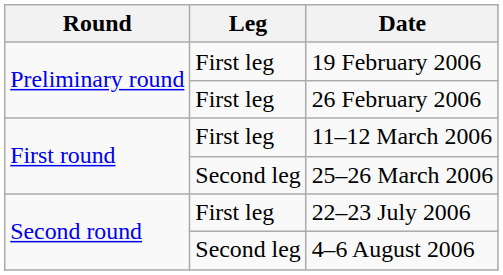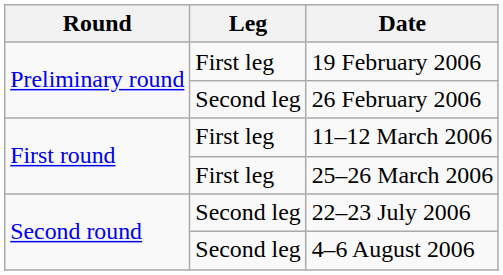(235, 99) First leg -> (248, 99) Second leg
(248, 174) Second leg -> (235, 174) First leg
(235, 212) First leg -> (248, 212) Second leg
